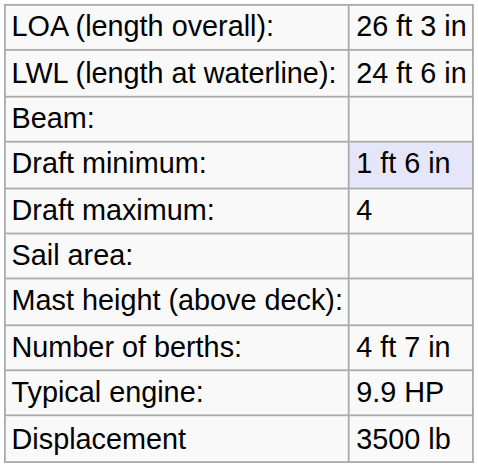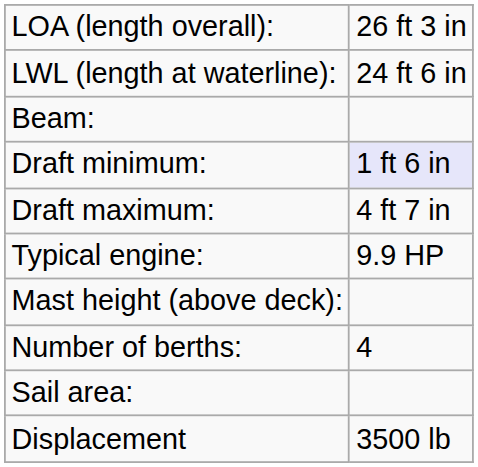(364, 210) 4 -> (403, 210) 4 ft 7 in
rows swapped: (72, 255) <-> (108, 392)
(403, 347) 4 ft 7 in -> (364, 347) 4
